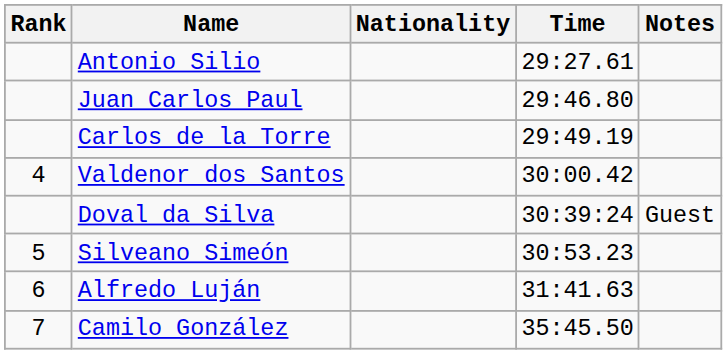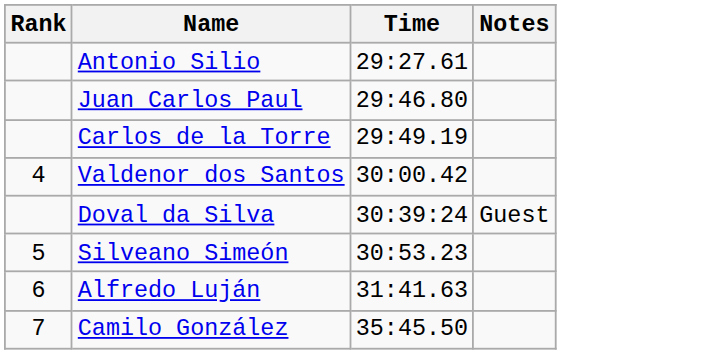- column: (433, 24)
